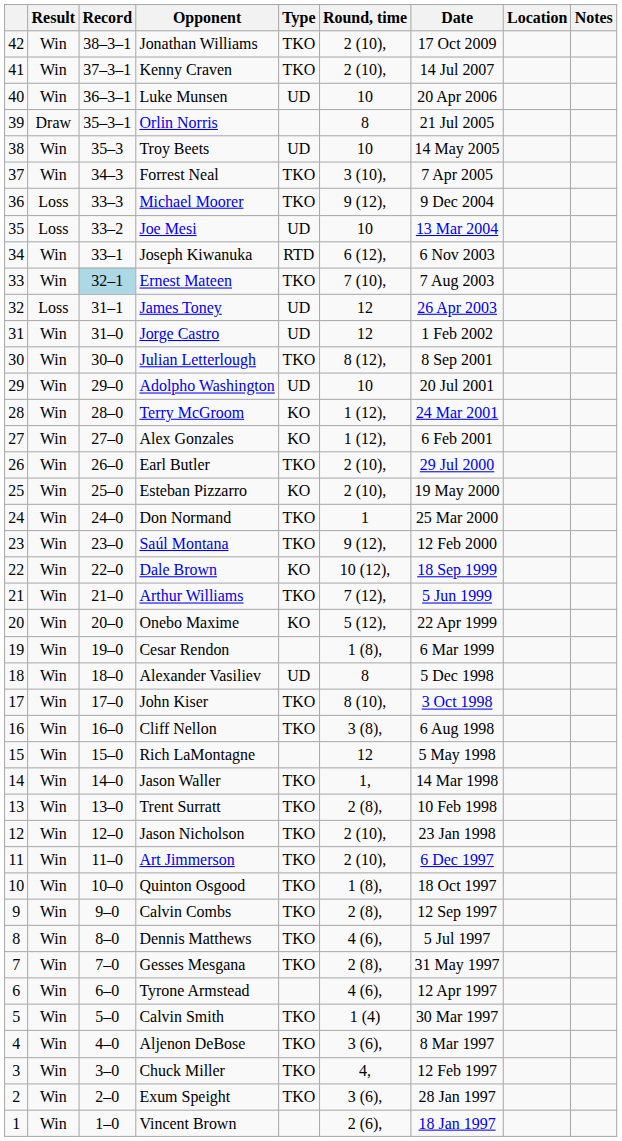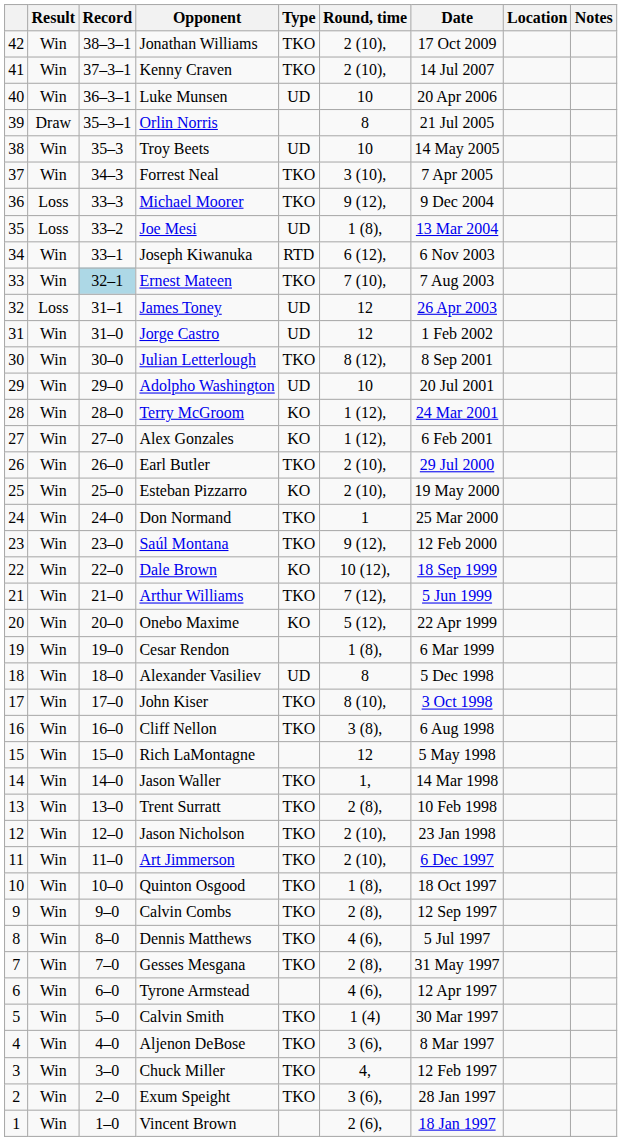(365, 228) 10 -> (365, 228) 1 (8),
